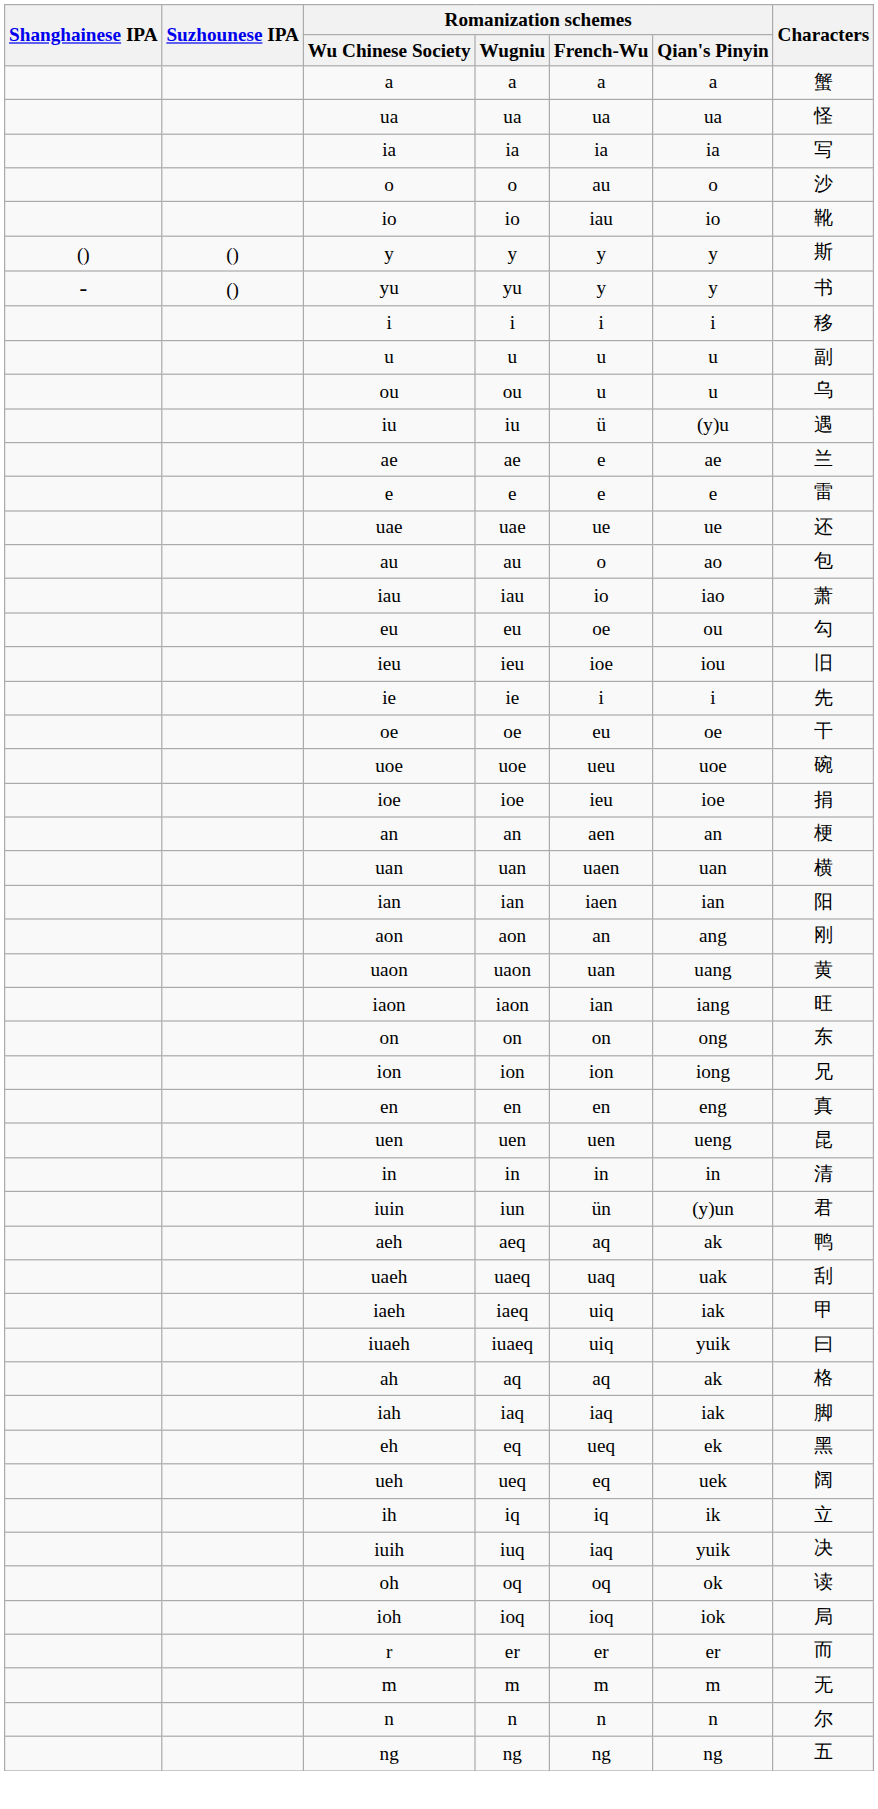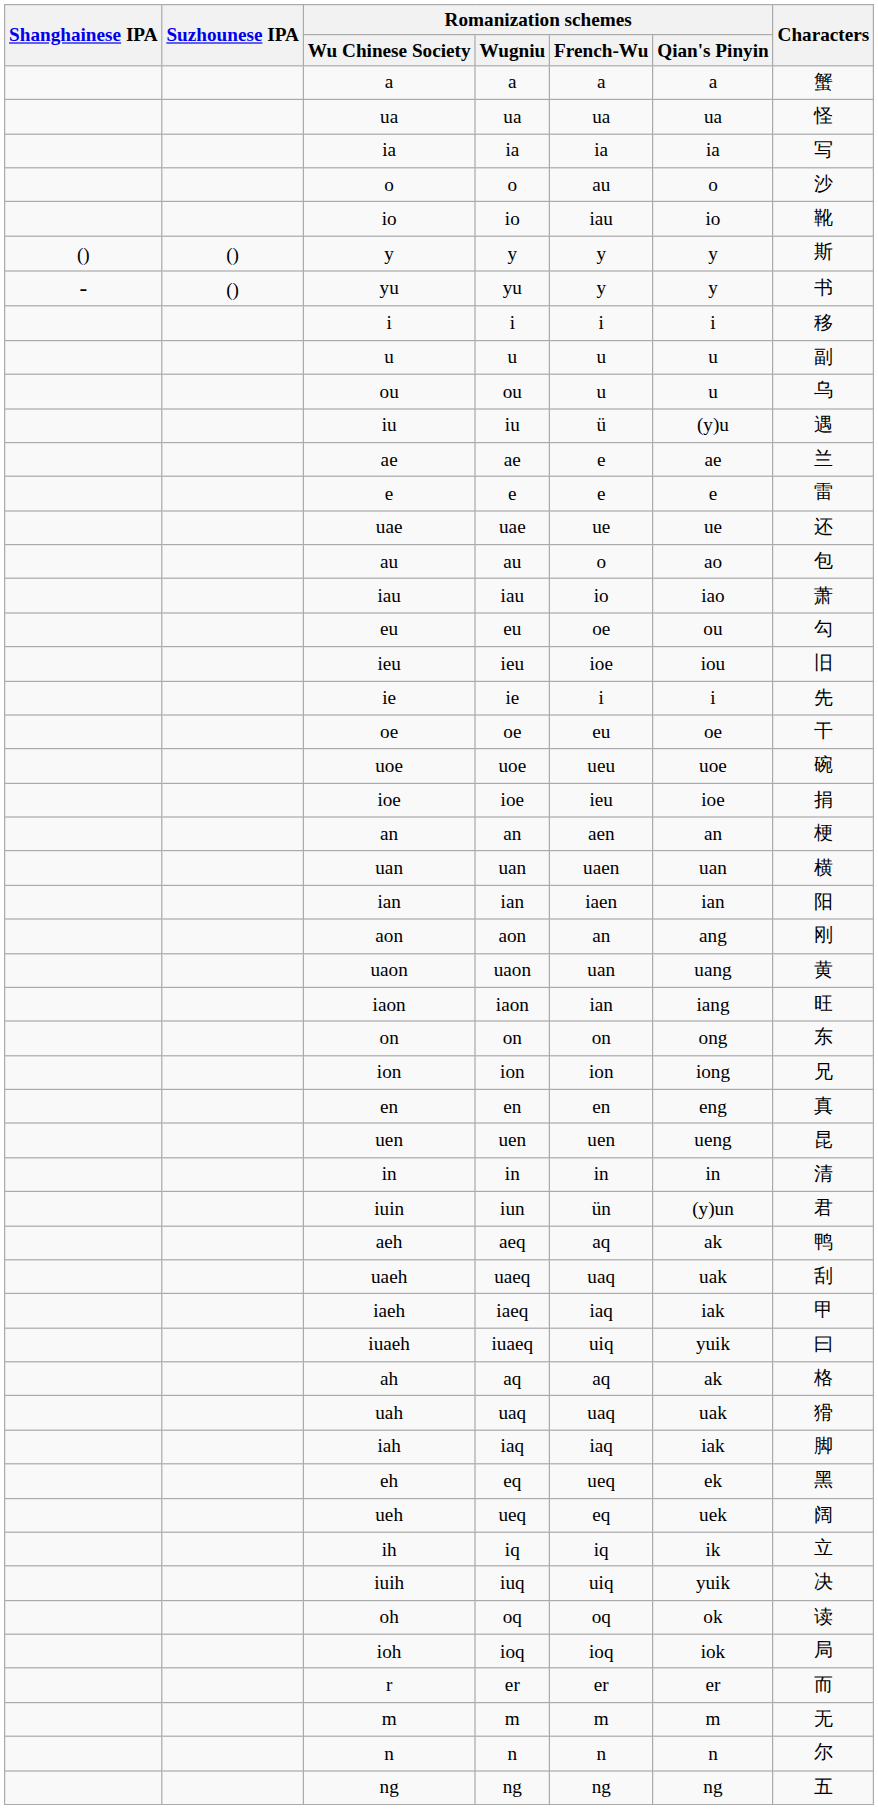(601, 1310) uiq -> (601, 1310) iaq
+ row: (389, 1412)
(601, 1548) iaq -> (601, 1583) uiq
